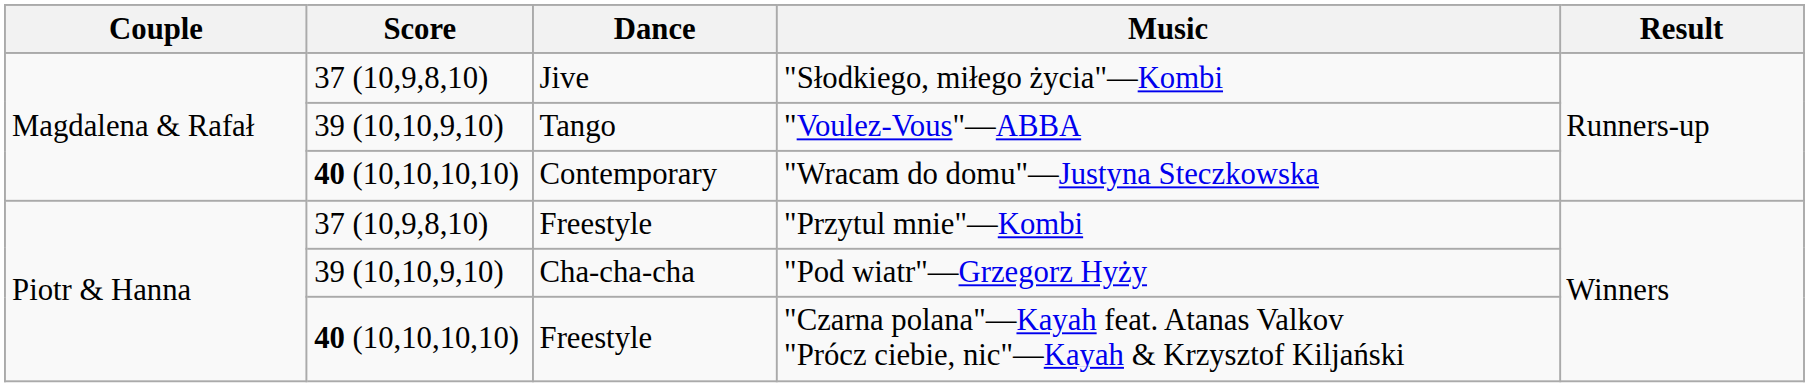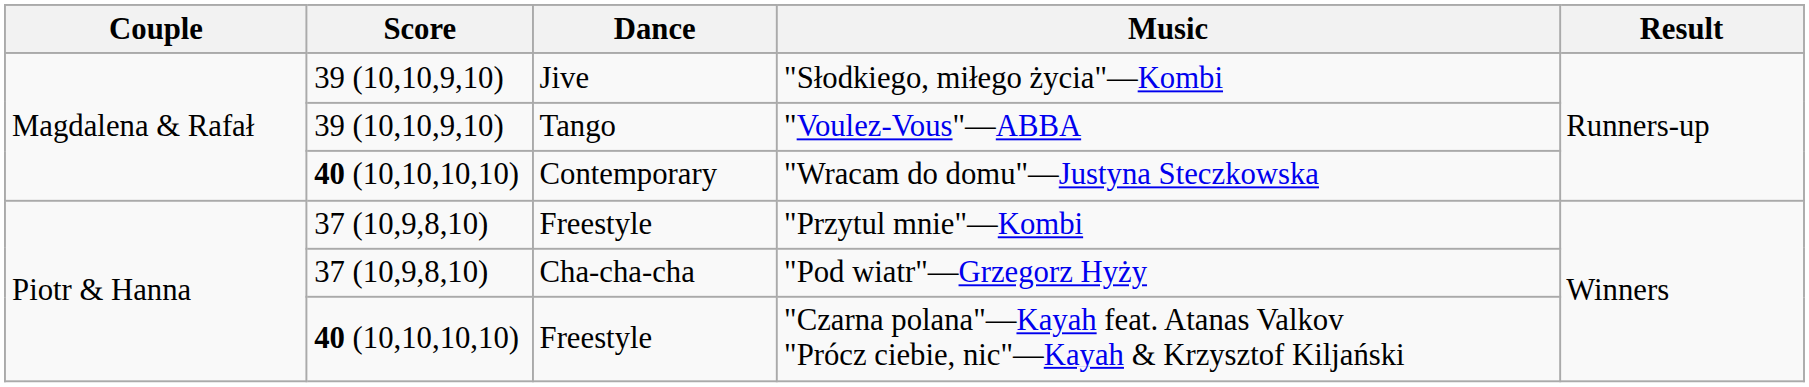(401, 77) 37 (10,9,8,10) -> (409, 77) 39 (10,10,9,10)
(409, 272) 39 (10,10,9,10) -> (401, 272) 37 (10,9,8,10)
